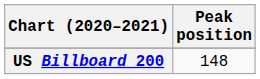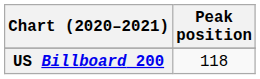(214, 61) 148 -> (214, 61) 118
